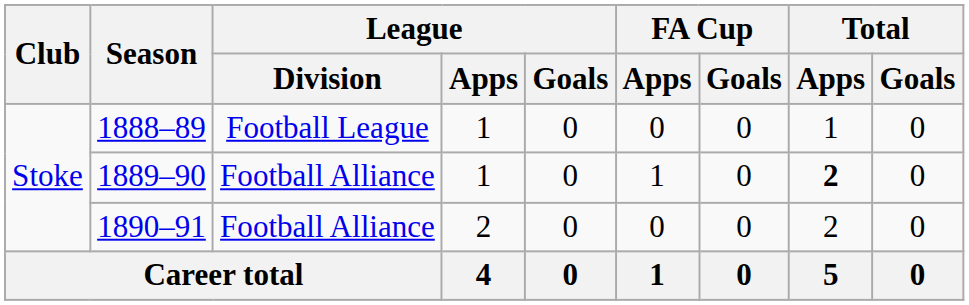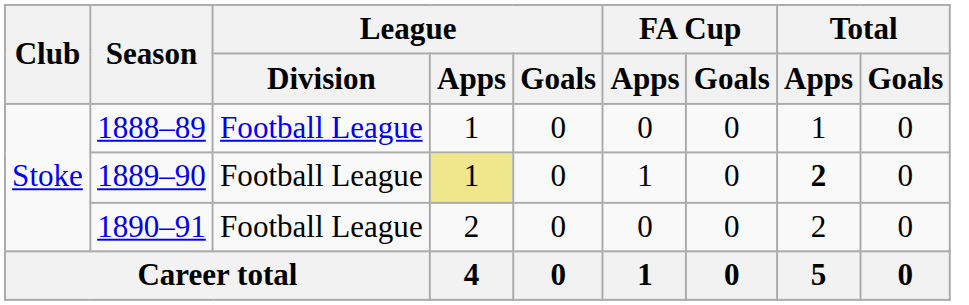(327, 176) Football Alliance -> (321, 176) Football League
(484, 176) no background -> (471, 176) khaki background
(327, 226) Football Alliance -> (321, 226) Football League
